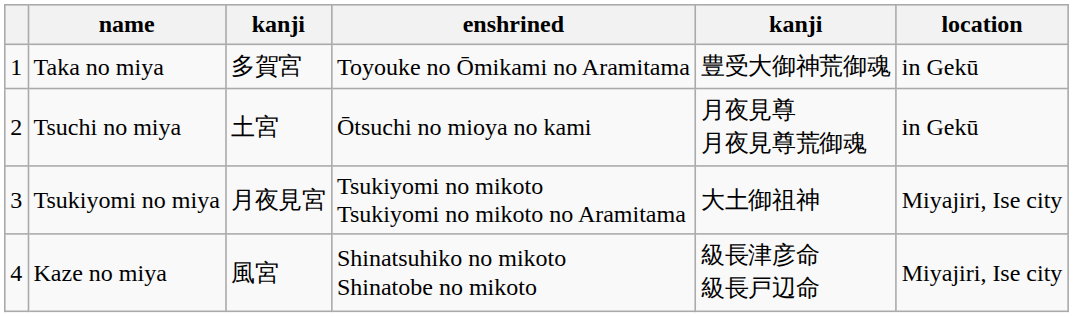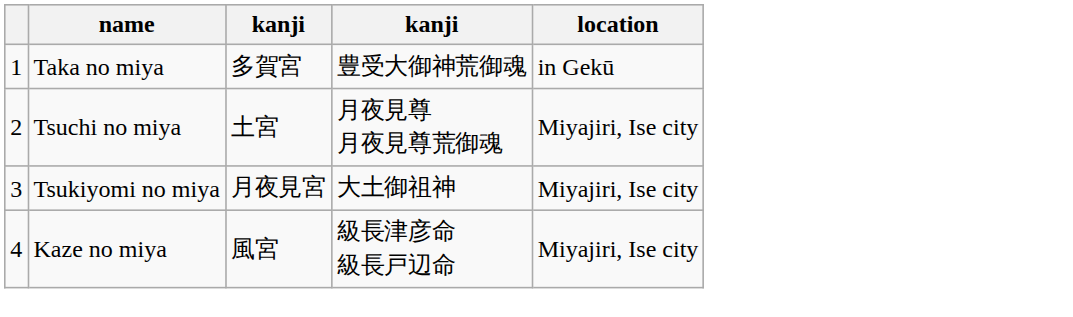- column: (513, 24)
(940, 127) in Gekū -> (618, 127) Miyajiri, Ise city
